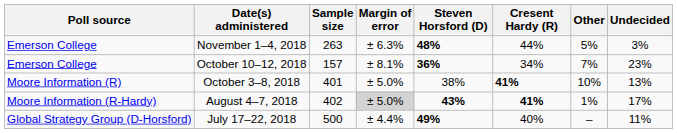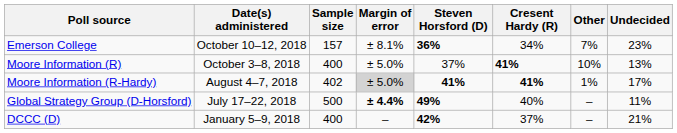- row: (252, 45)
(333, 82) 401 -> (333, 63) 400
(453, 82) 38% -> (453, 63) 37%
(453, 100) 43% -> (453, 82) 41%
(385, 119) normal -> (385, 100) bold
+ row: (252, 119)
